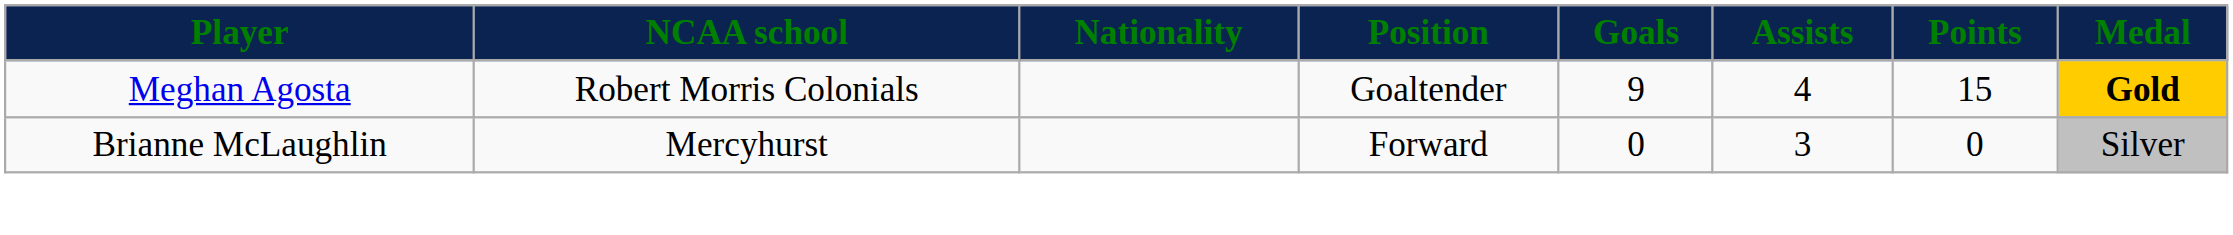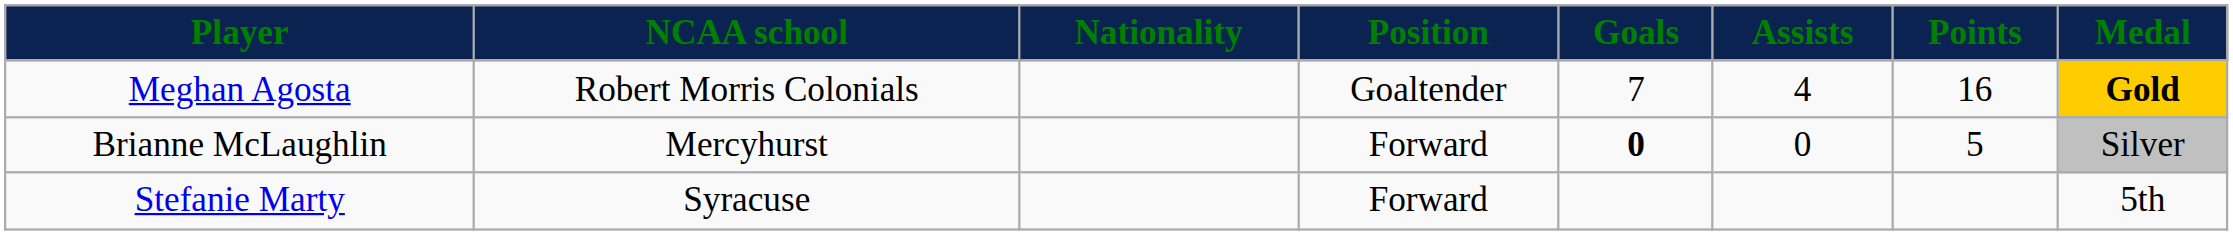(1636, 88) 9 -> (1636, 88) 7
(1975, 88) 15 -> (1975, 88) 16
(1636, 144) normal -> (1636, 144) bold
(1803, 144) 3 -> (1803, 144) 0
(1975, 144) 0 -> (1975, 144) 5
+ row: (240, 199)
